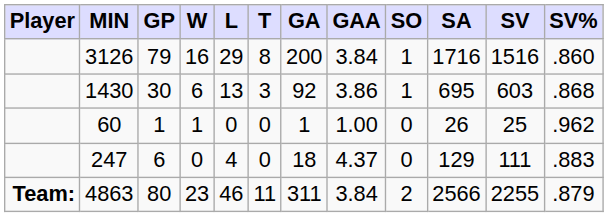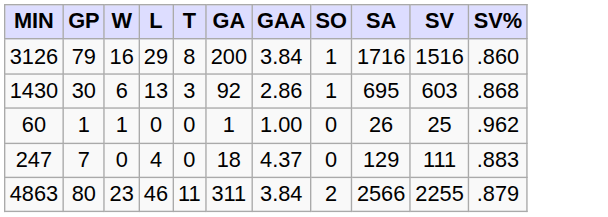- column: (42, 21)
(357, 90) 3.86 -> (281, 90) 2.86
(159, 159) 6 -> (84, 159) 7
